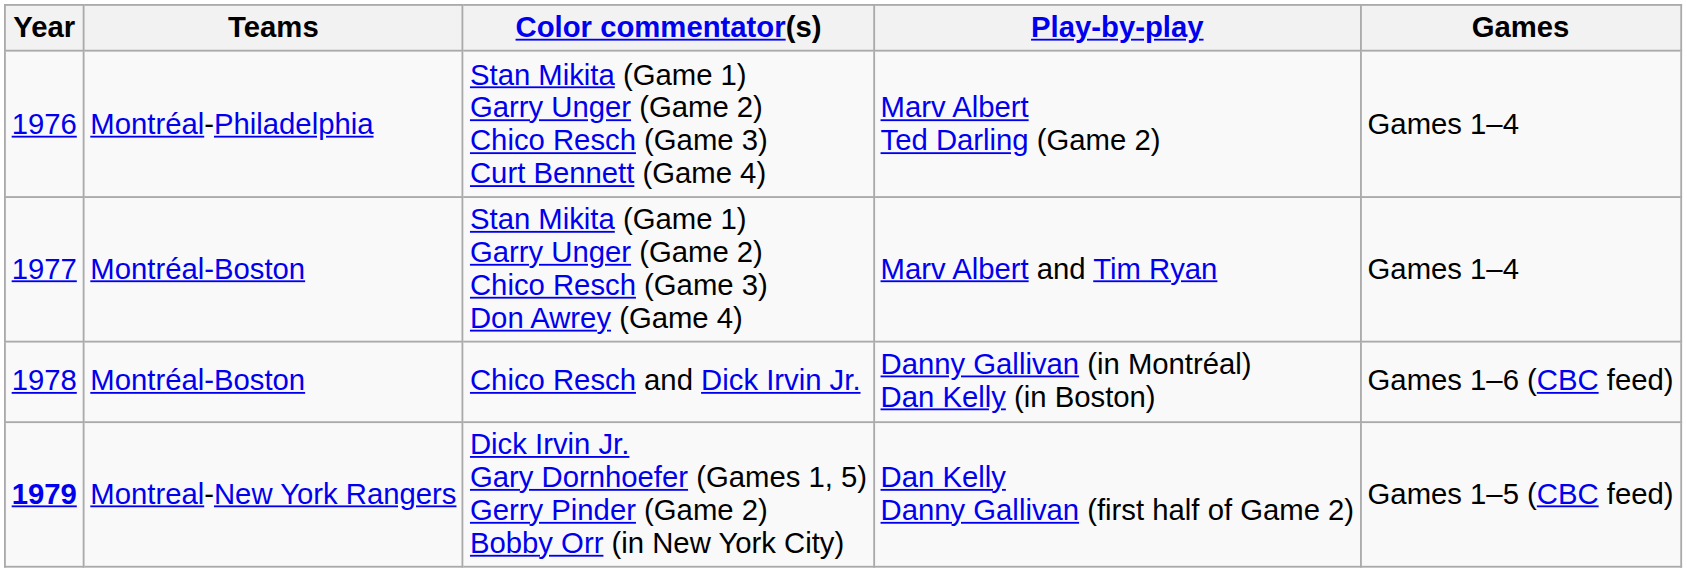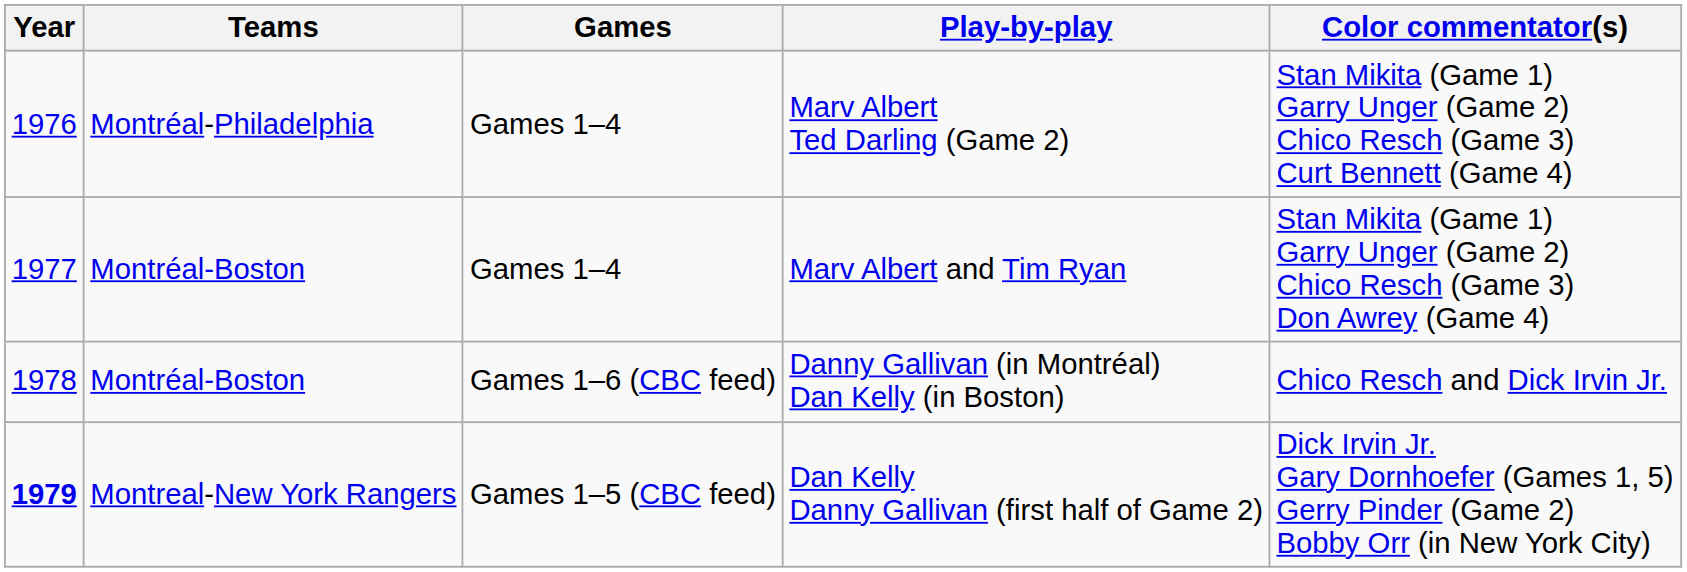columns swapped: (1521, 27) <-> (669, 27)
